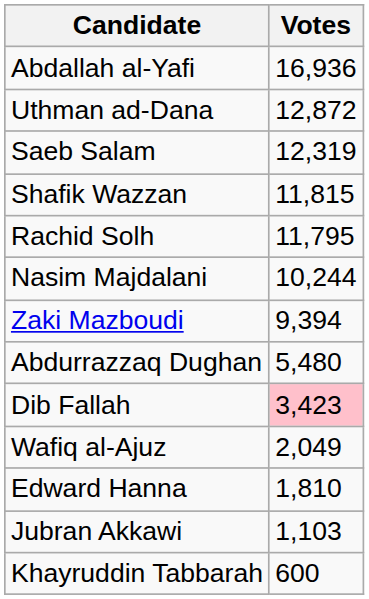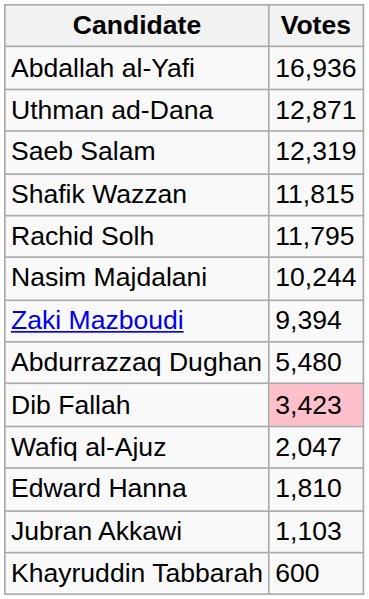(316, 109) 12,872 -> (316, 109) 12,871
(308, 446) 2,049 -> (308, 446) 2,047
